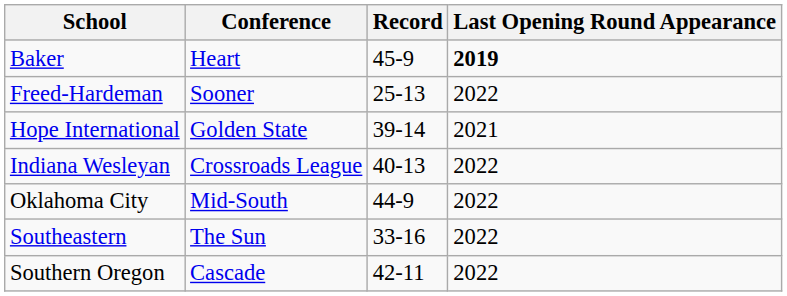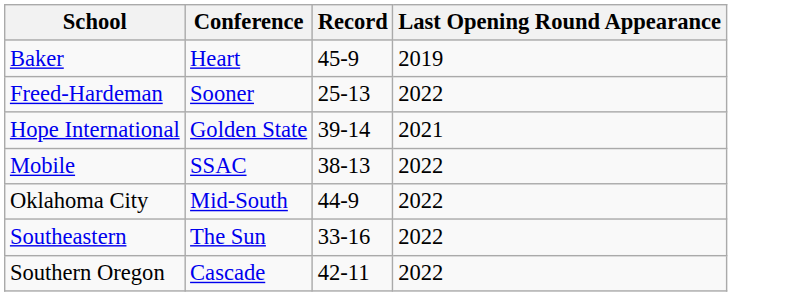(476, 58) bold -> (421, 58) normal
- row: (90, 165)
+ row: (42, 165)
